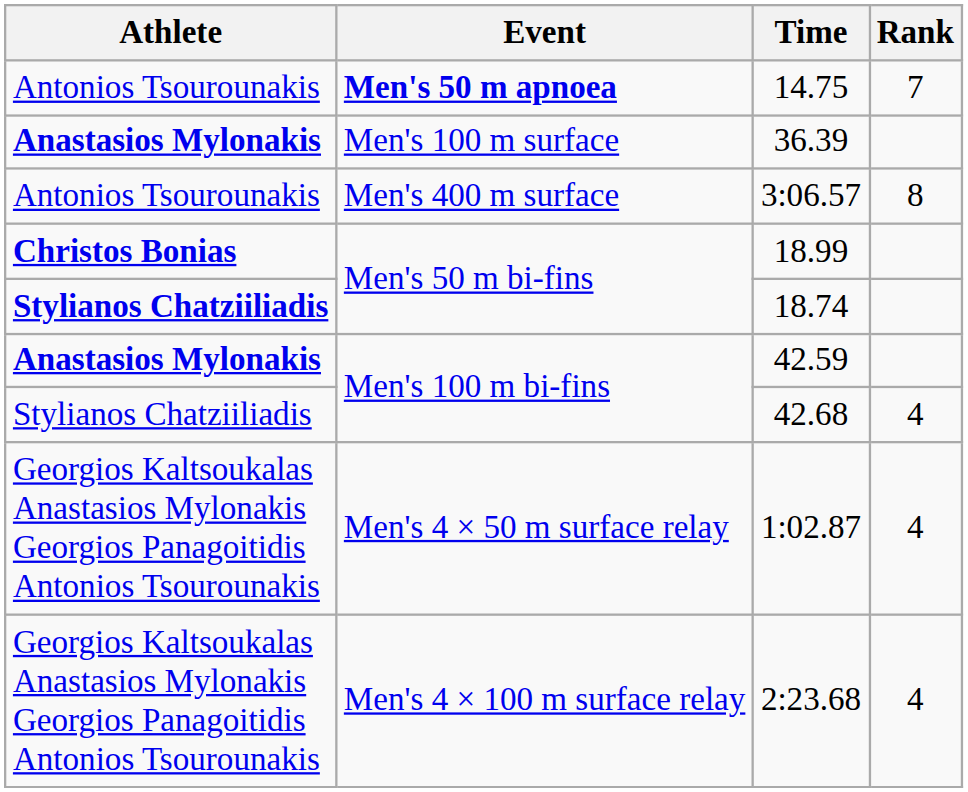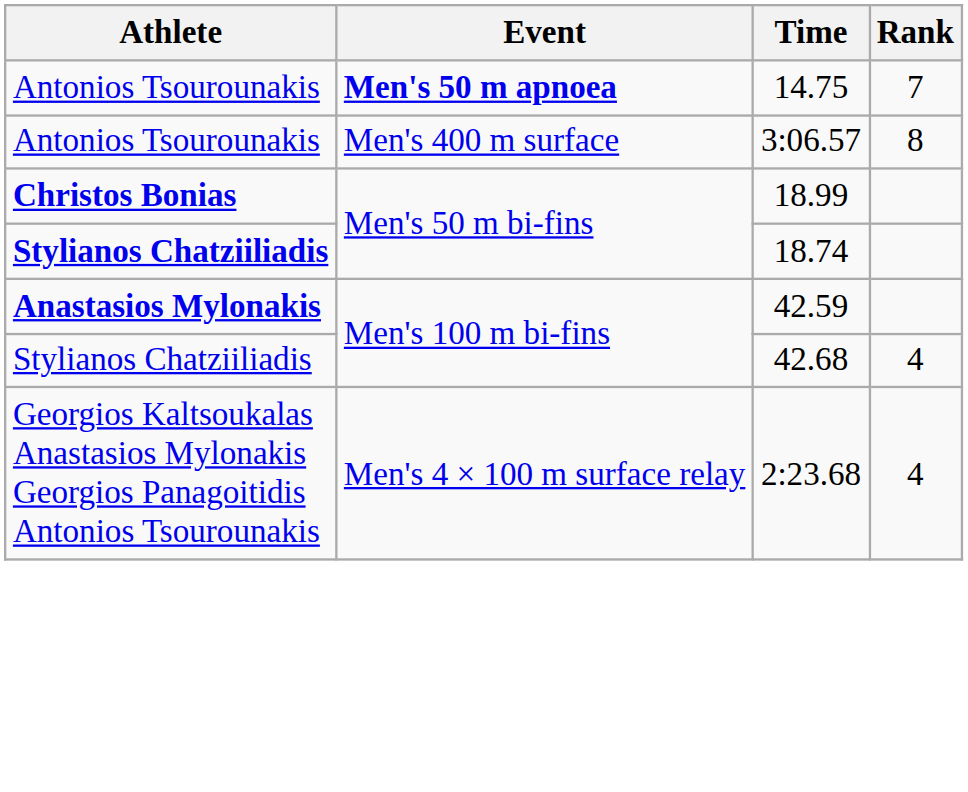- row: (811, 141)
- row: (811, 527)
